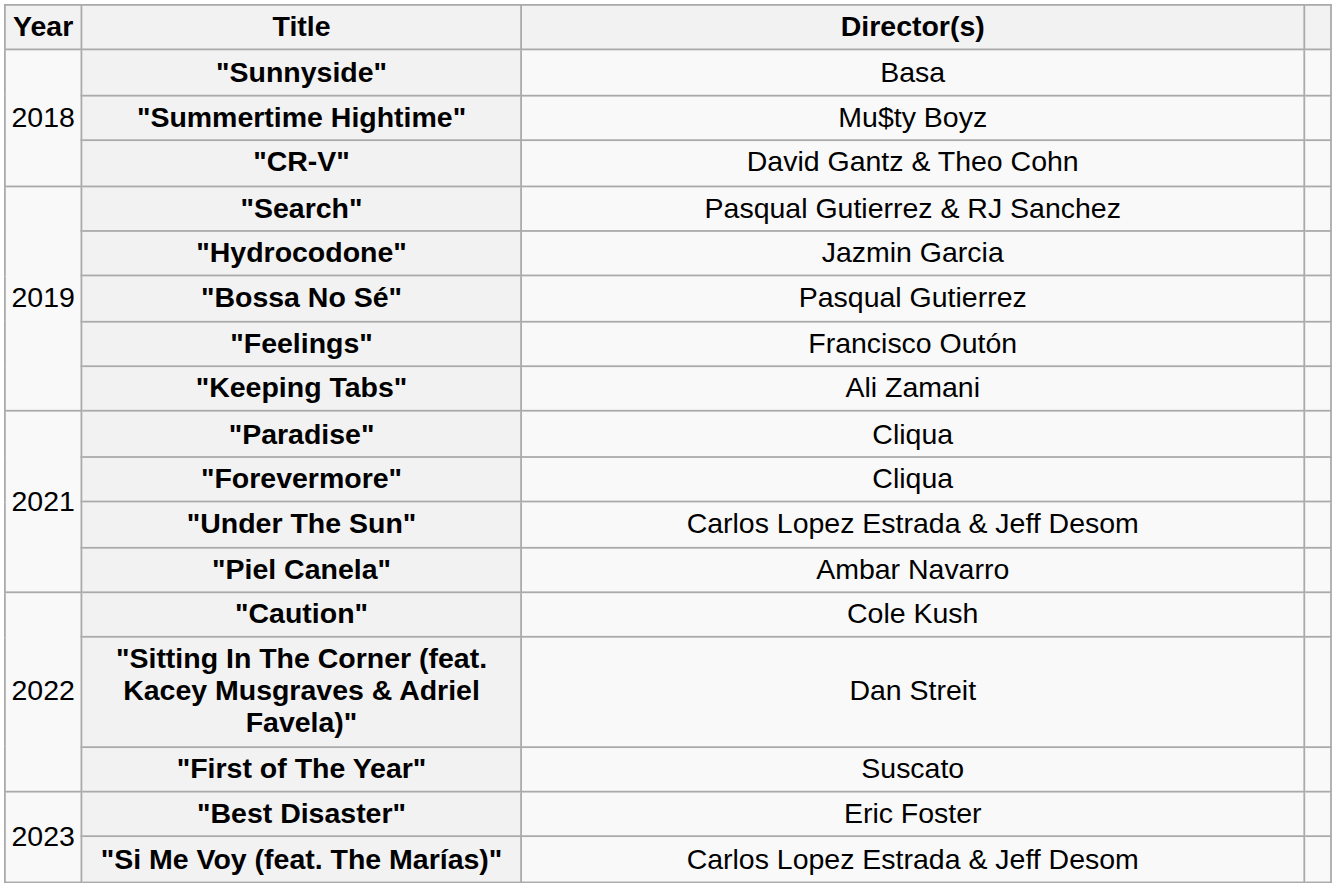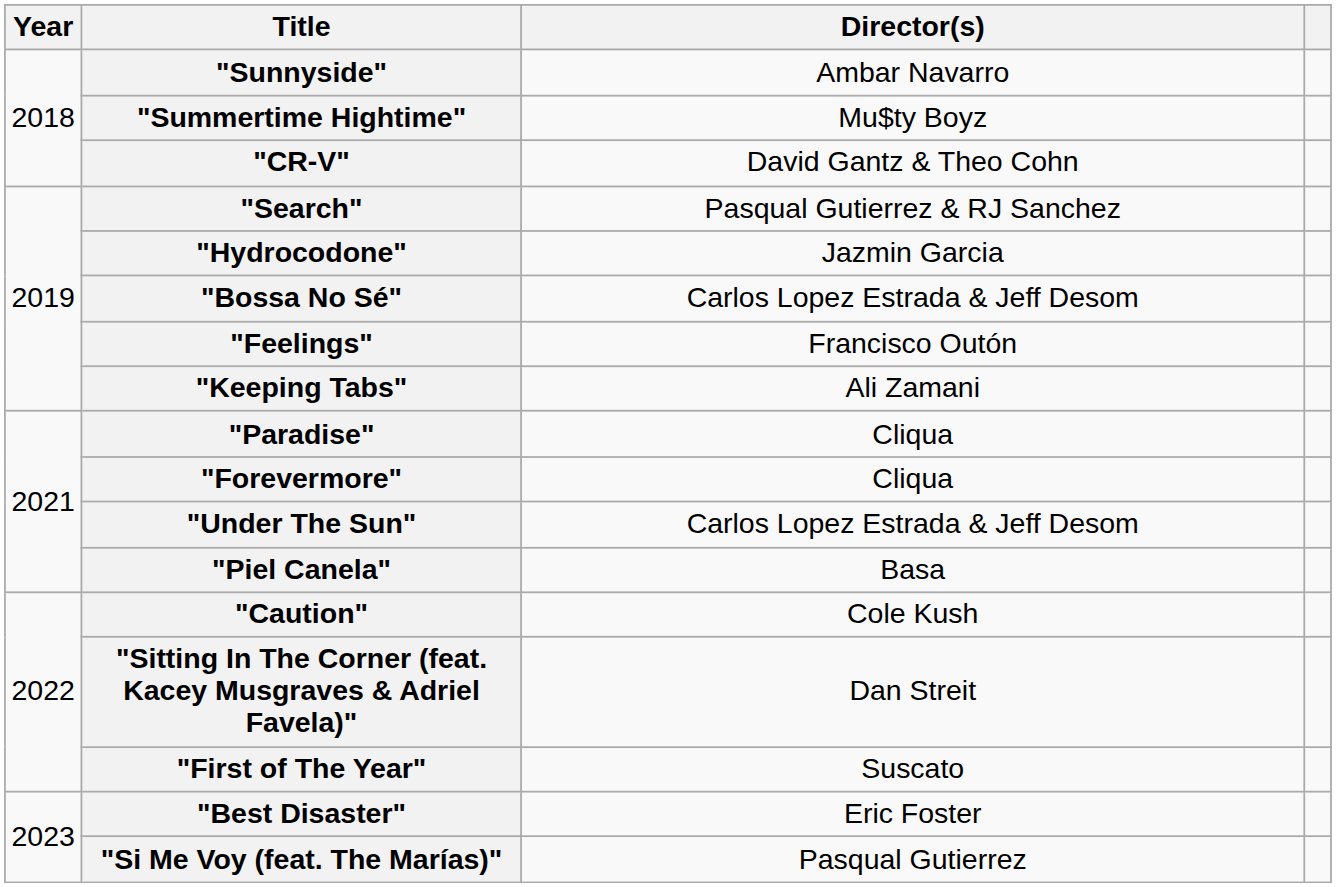(913, 72) Basa -> (913, 72) Ambar Navarro
(913, 298) Pasqual Gutierrez -> (913, 298) Carlos Lopez Estrada & Jeff Desom
(913, 569) Ambar Navarro -> (913, 569) Basa
(913, 859) Carlos Lopez Estrada & Jeff Desom -> (913, 859) Pasqual Gutierrez
